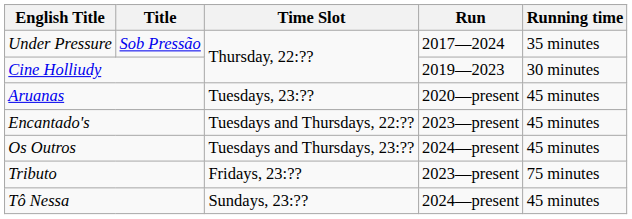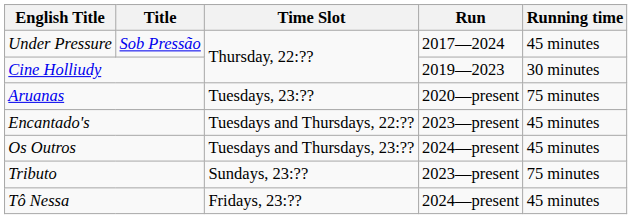(563, 43) 35 minutes -> (563, 43) 45 minutes
(563, 95) 45 minutes -> (563, 95) 75 minutes
(255, 174) Fridays, 23:?? -> (258, 174) Sundays, 23:??
(258, 200) Sundays, 23:?? -> (255, 200) Fridays, 23:??
